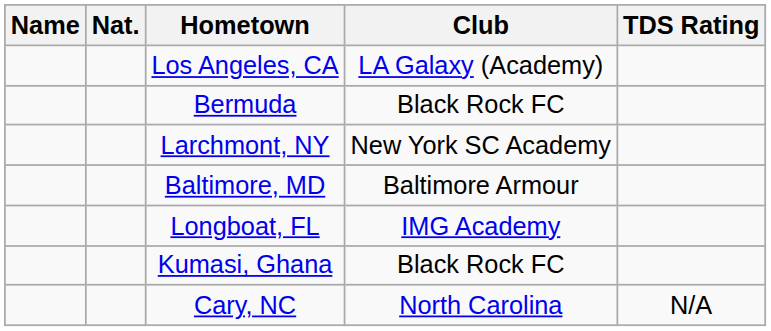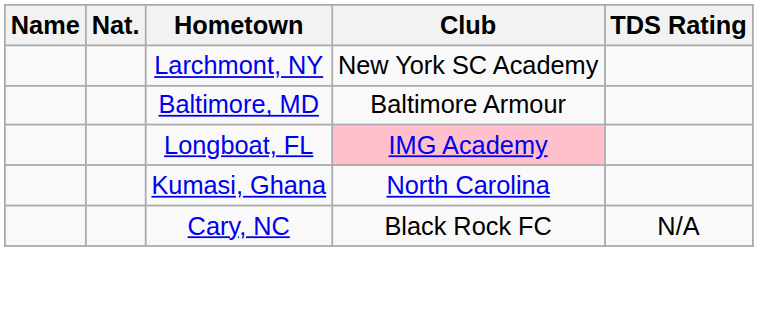- row: (245, 65)
- row: (245, 105)
(481, 225) no background -> (468, 145) pink background
(481, 266) Black Rock FC -> (468, 185) North Carolina
(481, 306) North Carolina -> (468, 225) Black Rock FC
